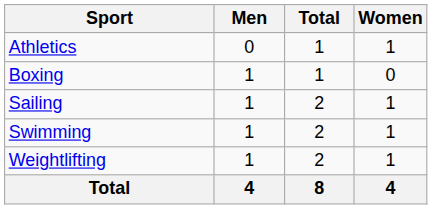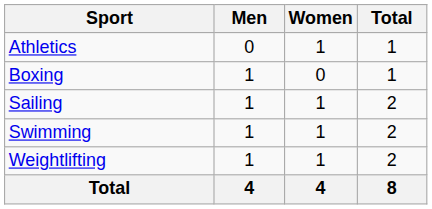columns swapped: (390, 18) <-> (319, 18)
